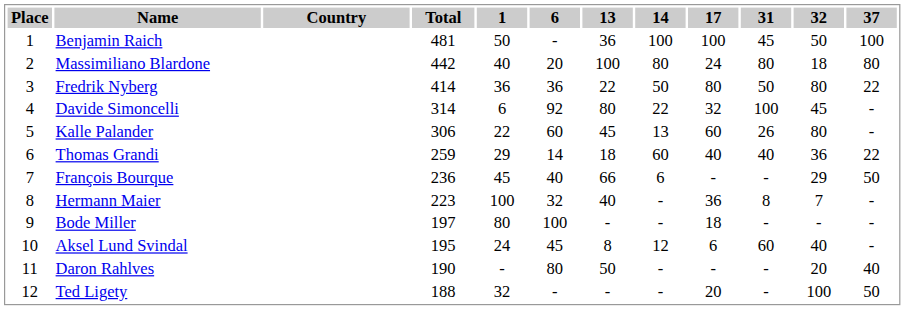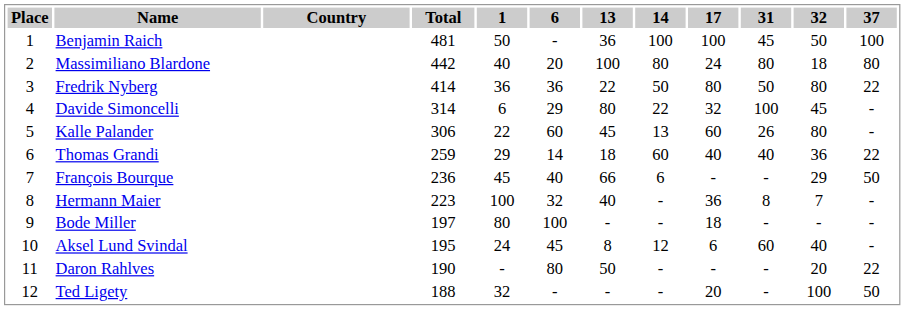(555, 109) 92 -> (555, 109) 29
(872, 269) 40 -> (872, 269) 22
